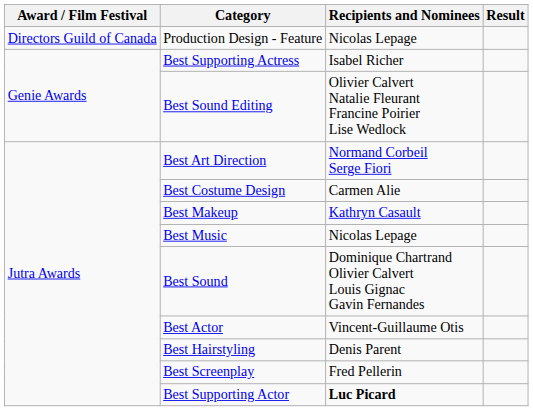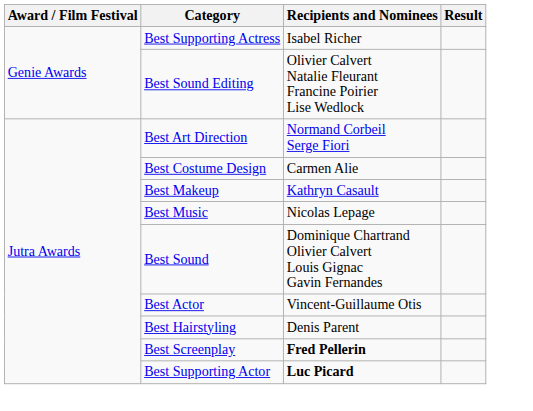- row: (243, 37)
(365, 372) normal -> (326, 349) bold
